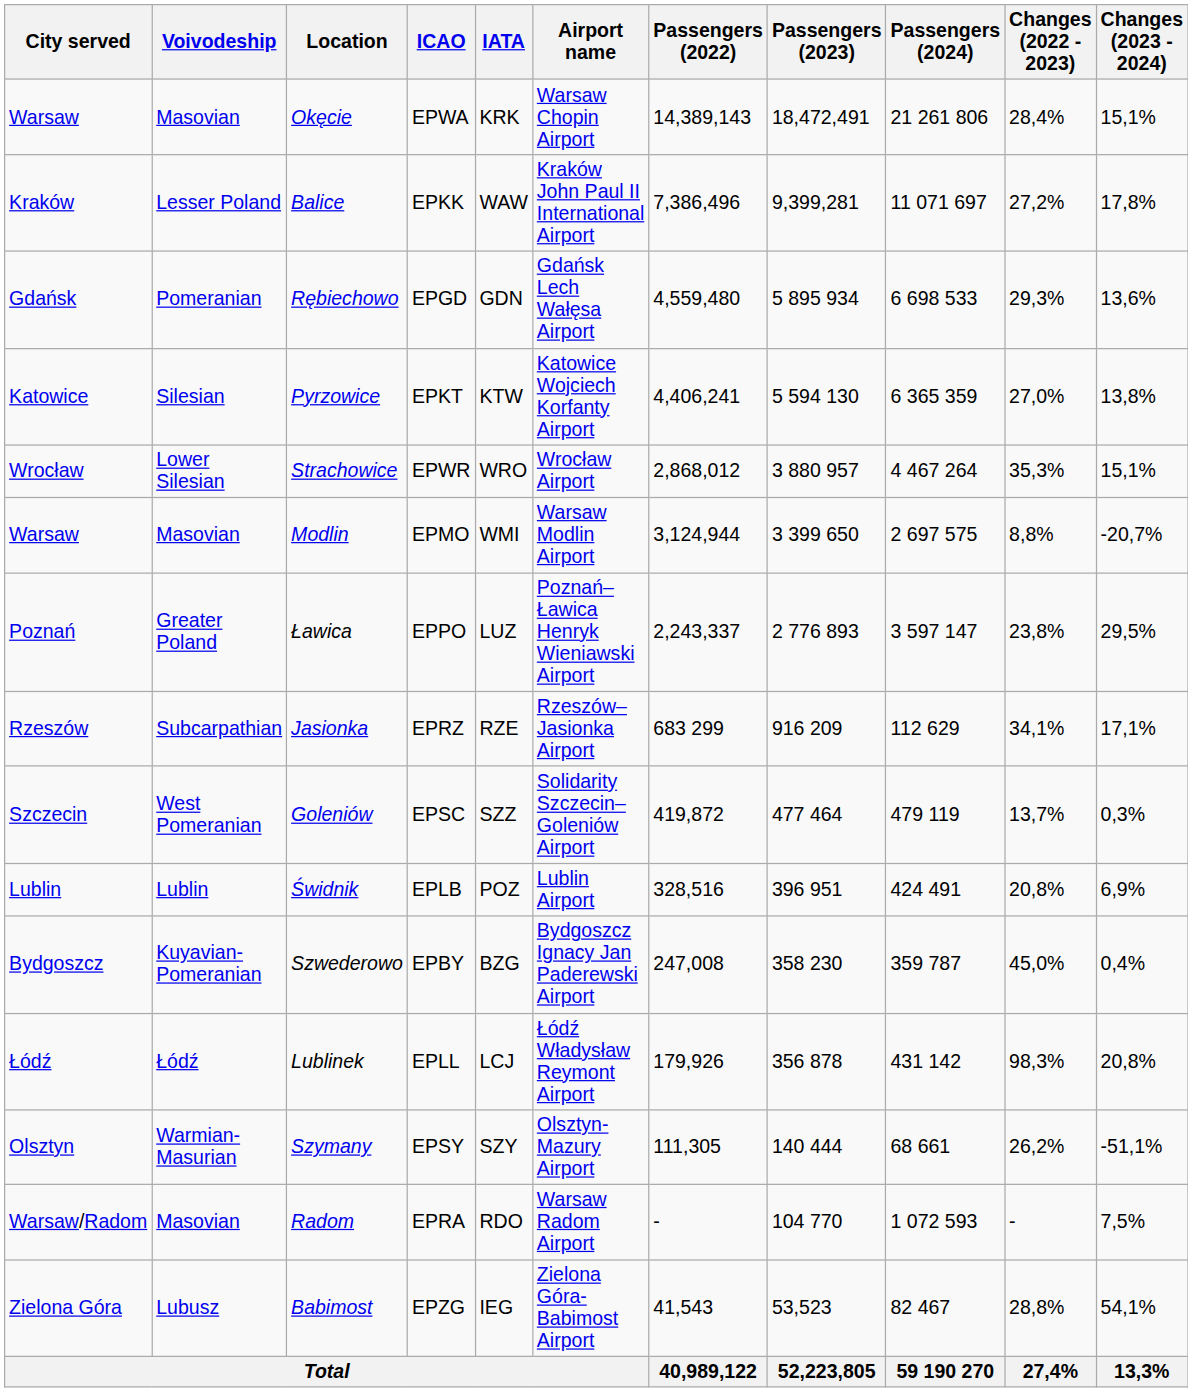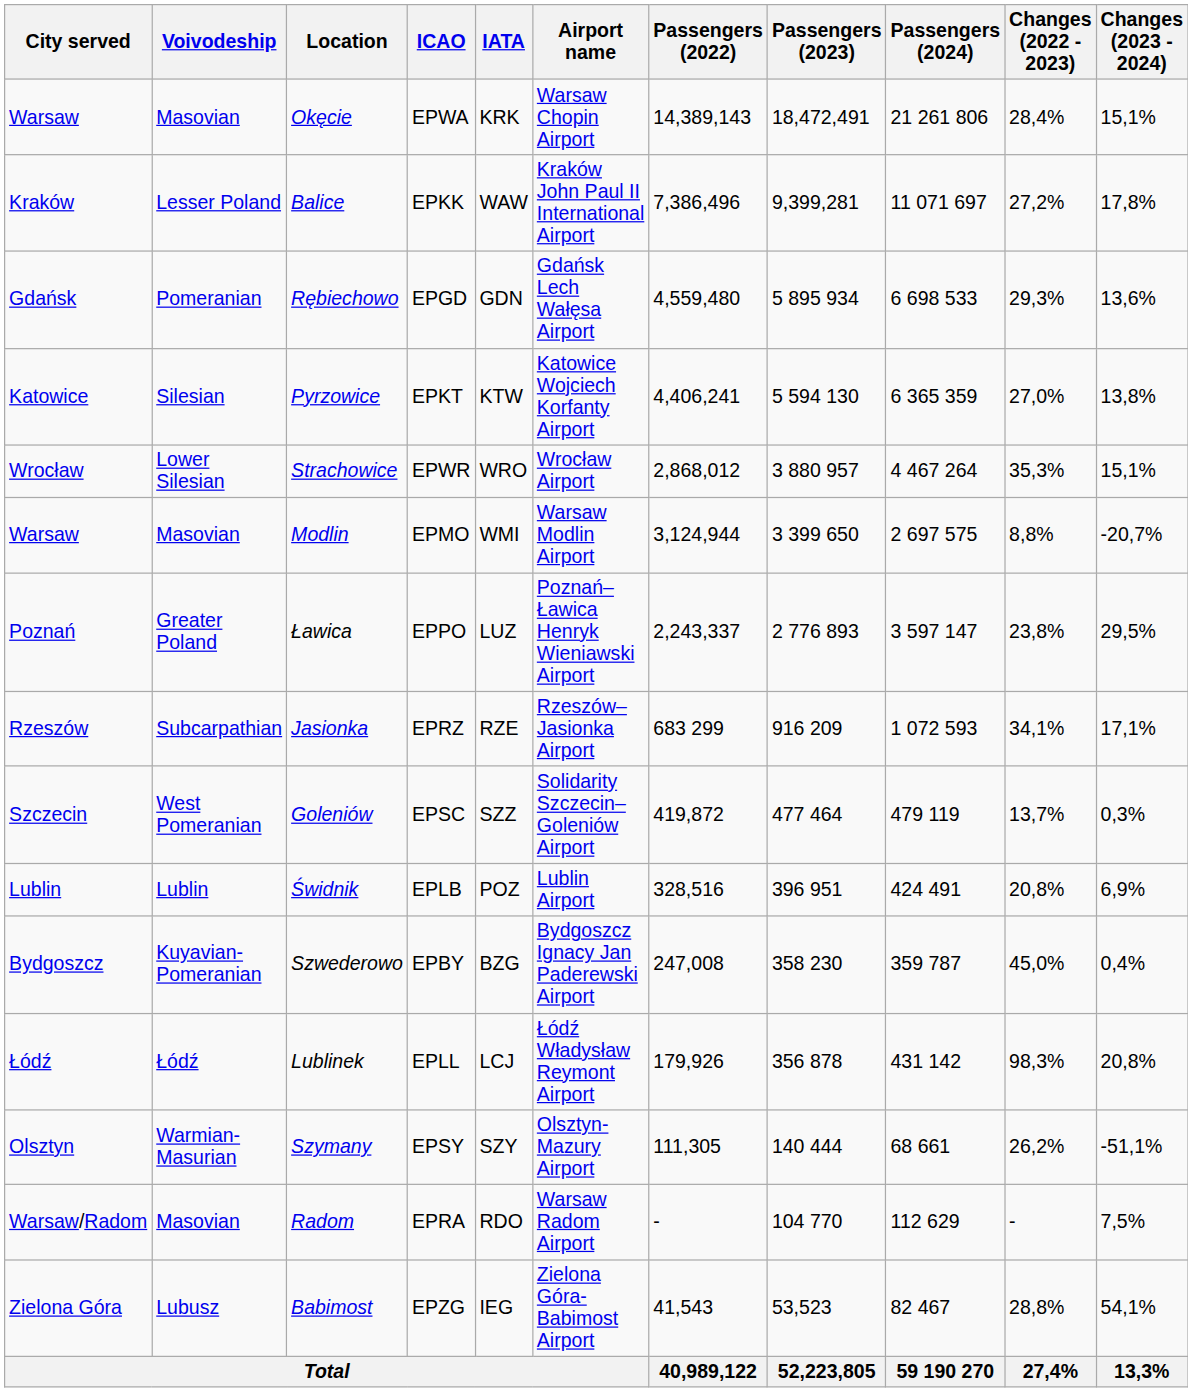(925, 728) 112 629 -> (934, 728) 1 072 593
(934, 1221) 1 072 593 -> (925, 1221) 112 629
